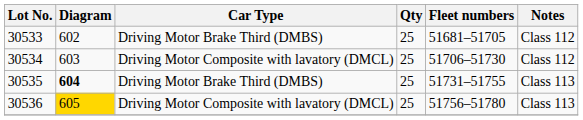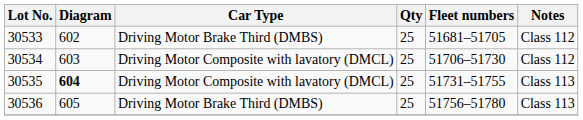(220, 81) Driving Motor Brake Third (DMBS) -> (256, 81) Driving Motor Composite with lavatory (DMCL)
(69, 103) gold background -> (69, 103) no background
(256, 103) Driving Motor Composite with lavatory (DMCL) -> (220, 103) Driving Motor Brake Third (DMBS)
